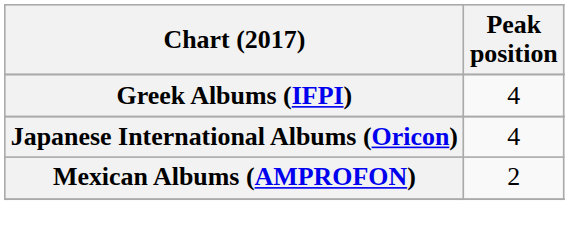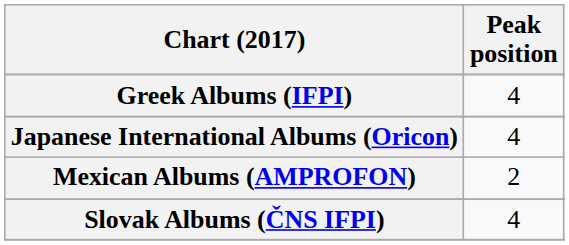+ row: (234, 218)
